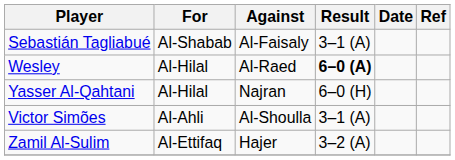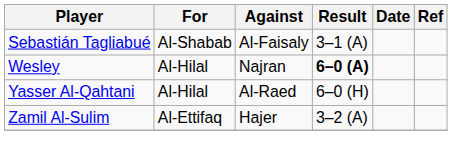(268, 67) Al-Raed -> (262, 67) Najran
(262, 92) Najran -> (268, 92) Al-Raed
- row: (57, 117)
